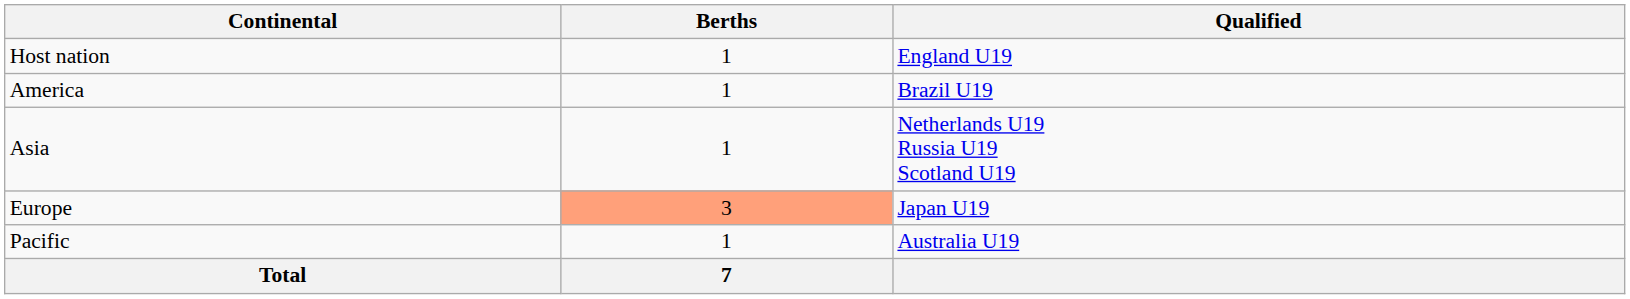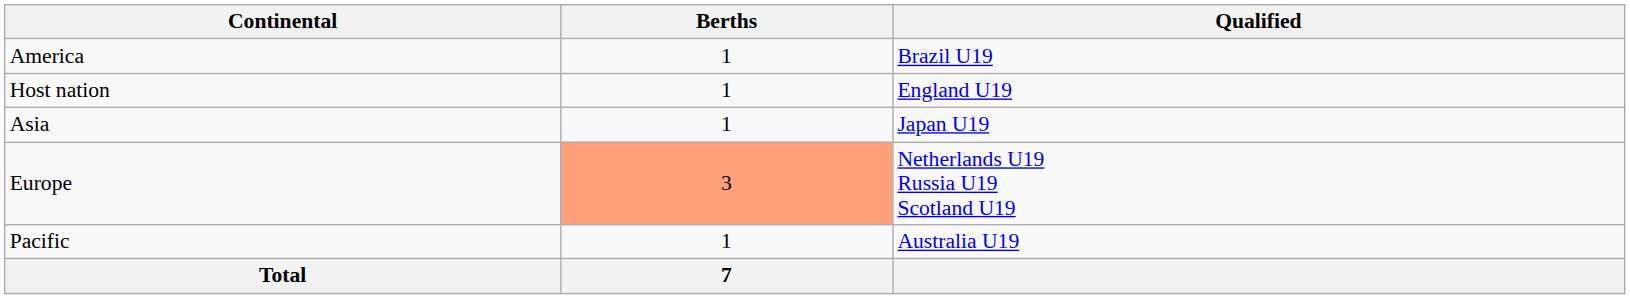rows swapped: (60, 55) <-> (47, 90)
(971, 148) Netherlands U19 Russia U19 Scotland U19 -> (943, 124) Japan U19
(943, 207) Japan U19 -> (971, 182) Netherlands U19 Russia U19 Scotland U19
